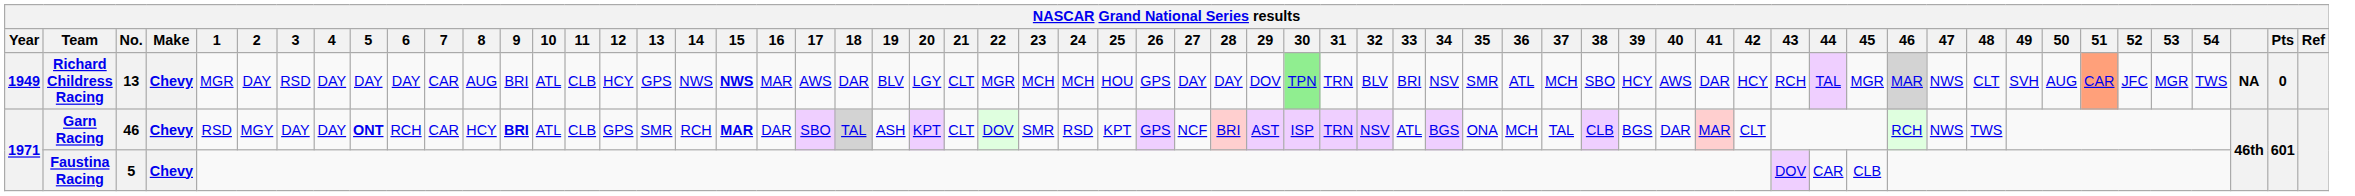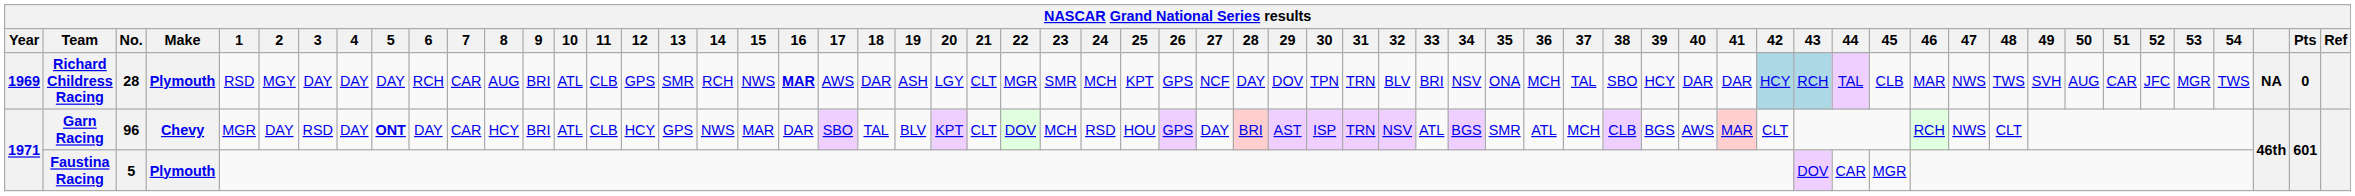(24, 81) 1949 -> (24, 81) 1969
(131, 81) 13 -> (131, 81) 28
(171, 81) Chevy -> (183, 81) Plymouth
(217, 81) MGR -> (239, 81) RSD
(257, 81) DAY -> (279, 81) MGY
(295, 81) RSD -> (318, 81) DAY
(406, 81) DAY -> (428, 81) RCH
(618, 81) HCY -> (640, 81) GPS
(656, 81) GPS -> (678, 81) SMR
(696, 81) NWS -> (718, 81) RCH
(737, 81) bold -> (758, 81) normal
(776, 81) normal -> (798, 81) bold
(891, 81) BLV -> (913, 81) ASH
(1038, 81) MCH -> (1061, 81) SMR
(1117, 81) HOU -> (1140, 81) KPT
(1192, 81) DAY -> (1215, 81) NCF
(1302, 81) lightgreen background -> (1325, 81) no background
(1482, 81) SMR -> (1505, 81) ONA
(1522, 81) ATL -> (1544, 81) MCH
(1561, 81) MCH -> (1584, 81) TAL
(1676, 81) AWS -> (1698, 81) DAR
(1753, 81) no background -> (1775, 81) lightblue background
(1790, 81) no background -> (1813, 81) lightblue background
(1867, 81) MGR -> (1890, 81) CLB
(1907, 81) lightgrey background -> (1929, 81) no background
(1986, 81) CLT -> (2009, 81) TWS
(2099, 81) lightsalmon background -> (2122, 81) no background
(131, 130) 46 -> (131, 130) 96
(217, 130) RSD -> (239, 130) MGR
(257, 130) MGY -> (279, 130) DAY
(295, 130) DAY -> (318, 130) RSD
(406, 130) RCH -> (428, 130) DAY
(516, 130) bold -> (538, 130) normal
(618, 130) GPS -> (640, 130) HCY
(656, 130) SMR -> (678, 130) GPS
(696, 130) RCH -> (718, 130) NWS
(737, 130) bold -> (758, 130) normal
(854, 130) lightgrey background -> (876, 130) no background
(891, 130) ASH -> (913, 130) BLV
(1038, 130) SMR -> (1061, 130) MCH
(1117, 130) KPT -> (1140, 130) HOU
(1192, 130) NCF -> (1215, 130) DAY
(1482, 130) ONA -> (1505, 130) SMR
(1522, 130) MCH -> (1544, 130) ATL
(1561, 130) TAL -> (1584, 130) MCH
(1676, 130) DAR -> (1698, 130) AWS
(1986, 130) TWS -> (2009, 130) CLT
(171, 170) Chevy -> (183, 170) Plymouth
(1867, 170) CLB -> (1890, 170) MGR
